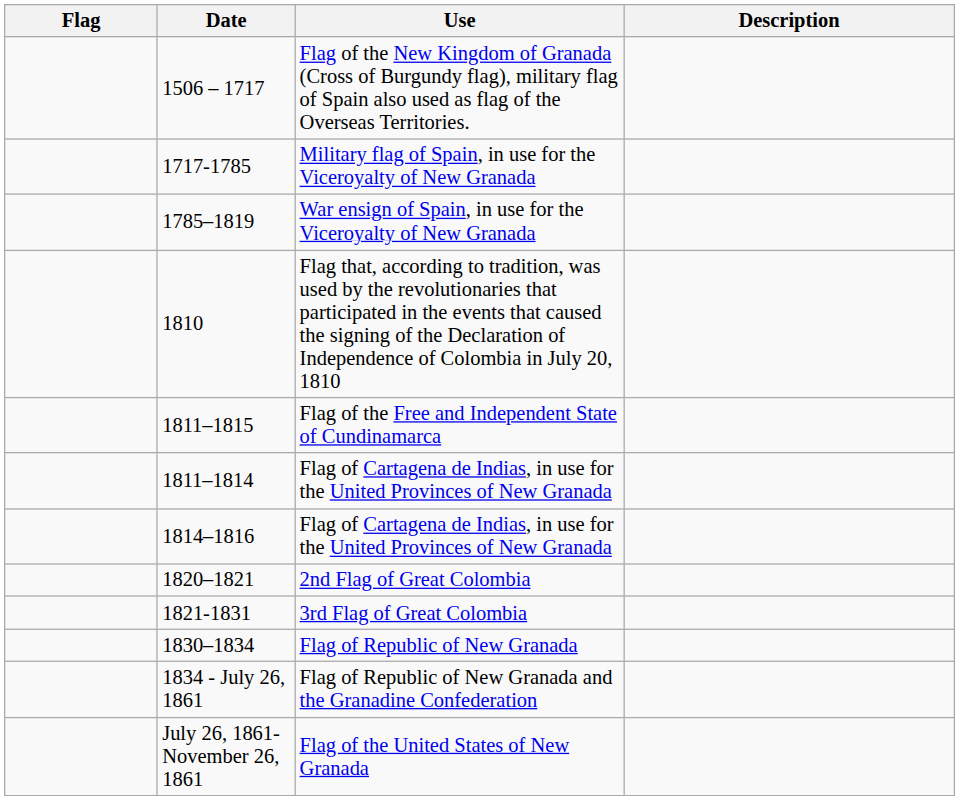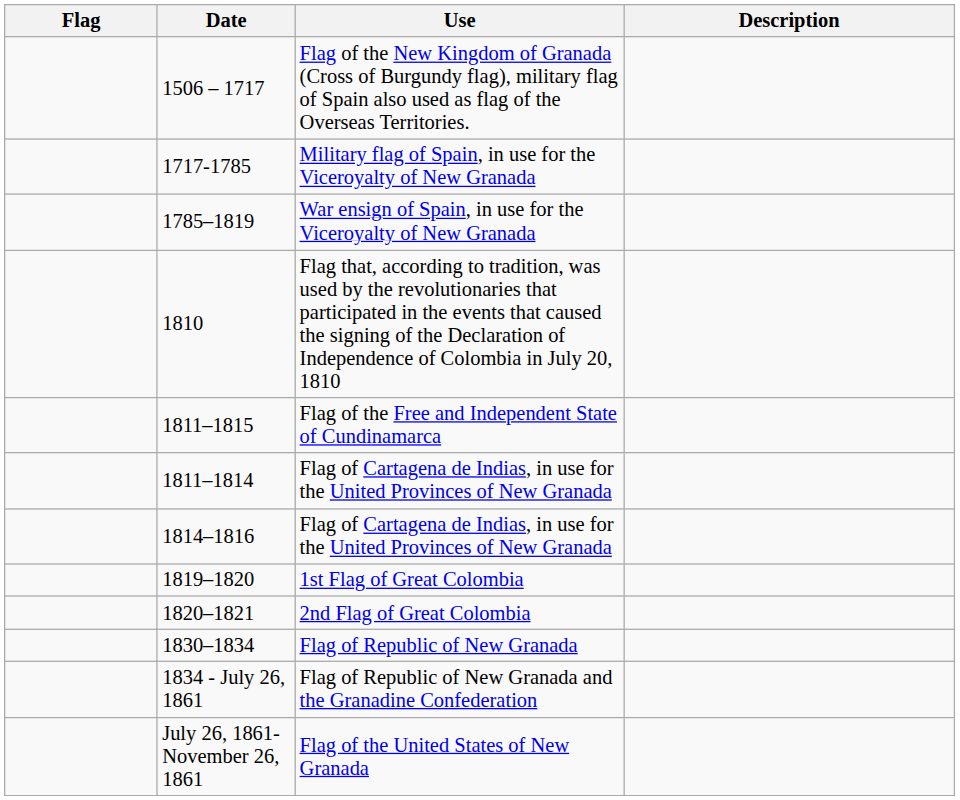+ row: (208, 580)
- row: (207, 612)
